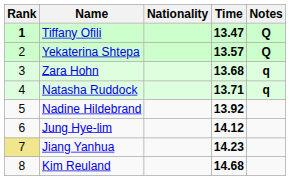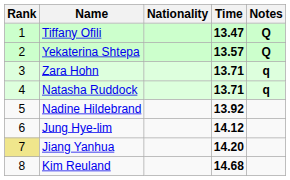(22, 33) bold -> (22, 33) normal
(229, 71) 13.68 -> (229, 71) 13.71
(229, 147) 14.23 -> (229, 147) 14.20
